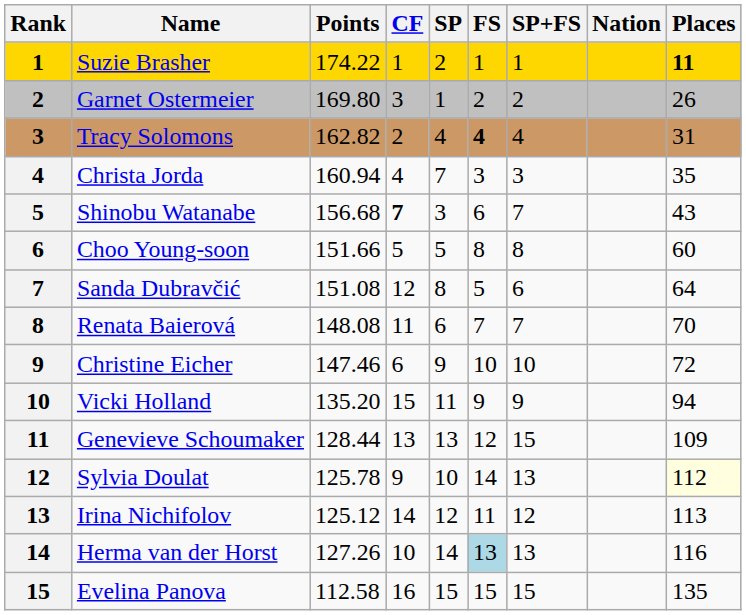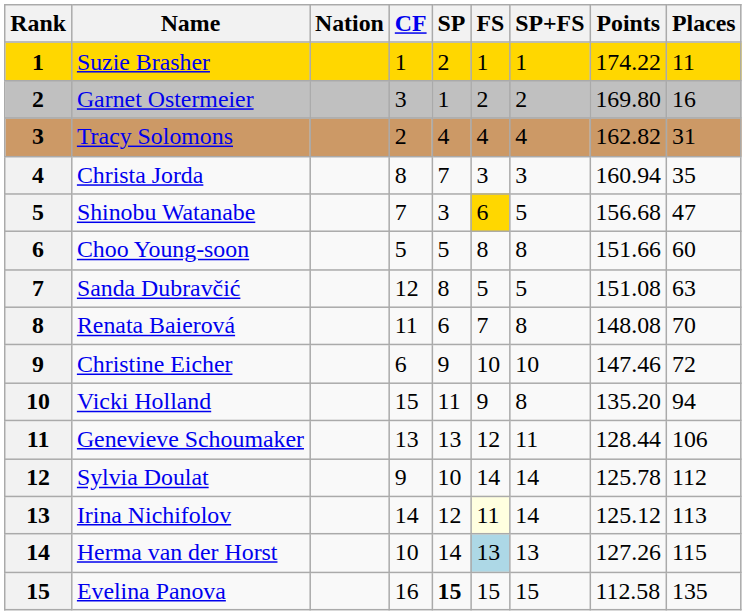columns swapped: (627, 23) <-> (348, 23)
(683, 61) bold -> (683, 61) normal
(684, 99) 26 -> (684, 99) 16
(479, 136) bold -> (482, 136) normal
(397, 174) 4 -> (401, 174) 8
(397, 212) bold -> (401, 212) normal
(479, 212) no background -> (482, 212) gold background
(518, 212) 7 -> (521, 212) 5
(684, 212) 43 -> (684, 212) 47
(518, 288) 6 -> (521, 288) 5
(684, 288) 64 -> (684, 288) 63
(518, 325) 7 -> (521, 325) 8
(518, 401) 9 -> (521, 401) 8
(524, 439) 15 -> (527, 439) 11
(690, 439) 109 -> (690, 439) 106
(524, 477) 13 -> (527, 477) 14
(689, 477) lightyellow background -> (689, 477) no background
(485, 514) no background -> (488, 514) lightyellow background
(524, 514) 12 -> (527, 514) 14
(689, 552) 116 -> (689, 552) 115
(446, 590) normal -> (450, 590) bold
